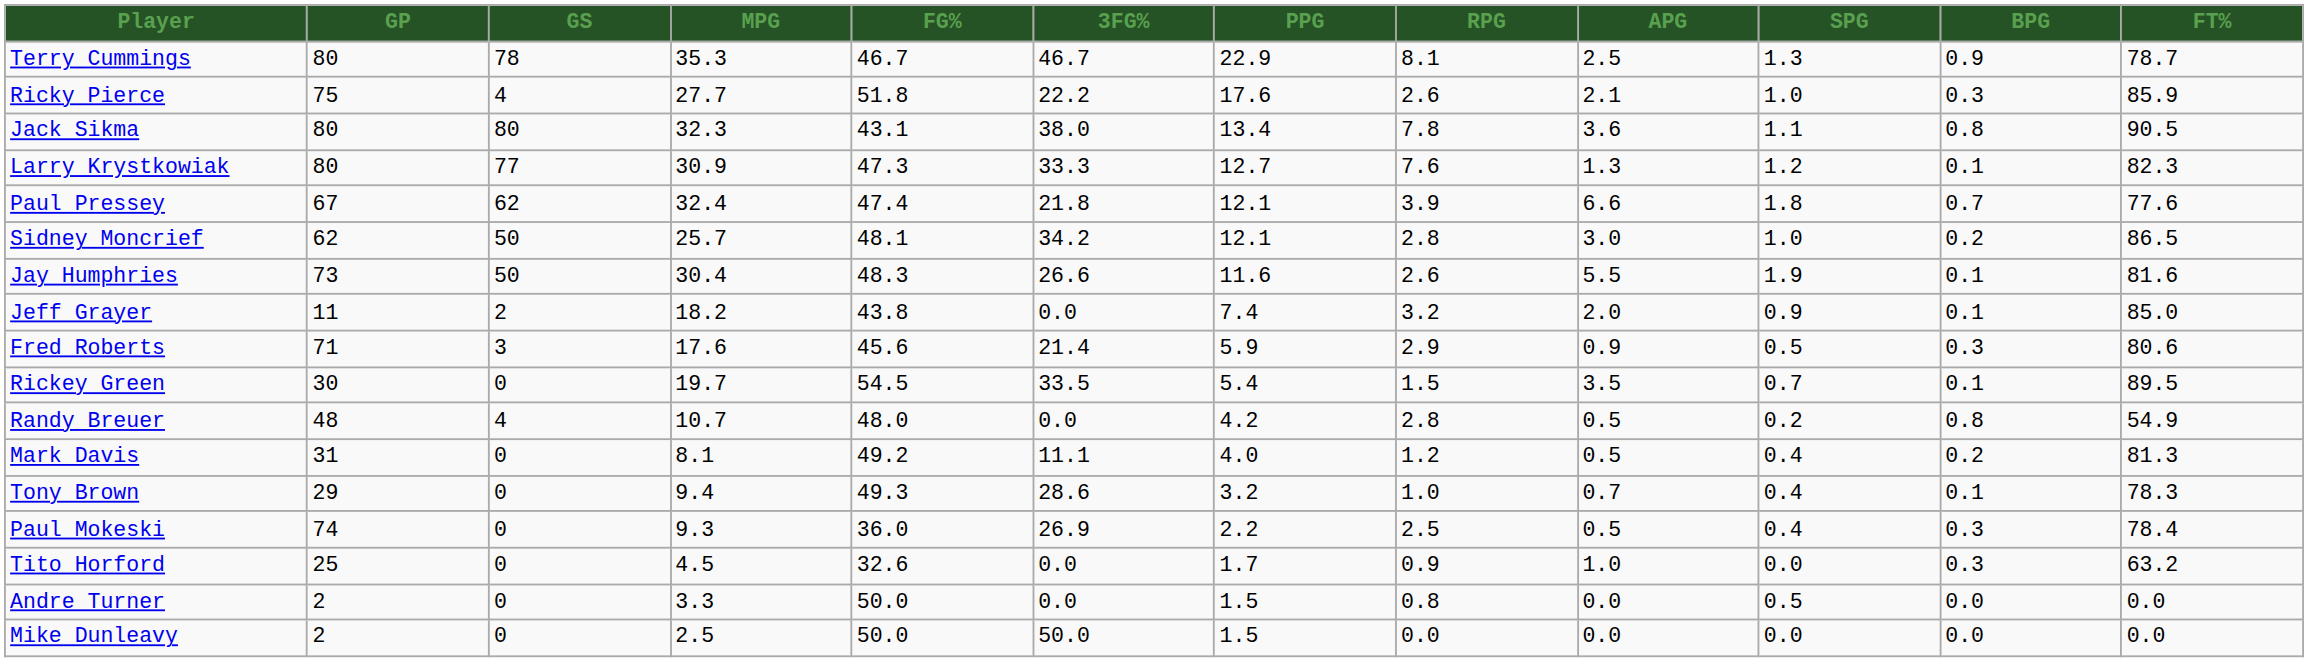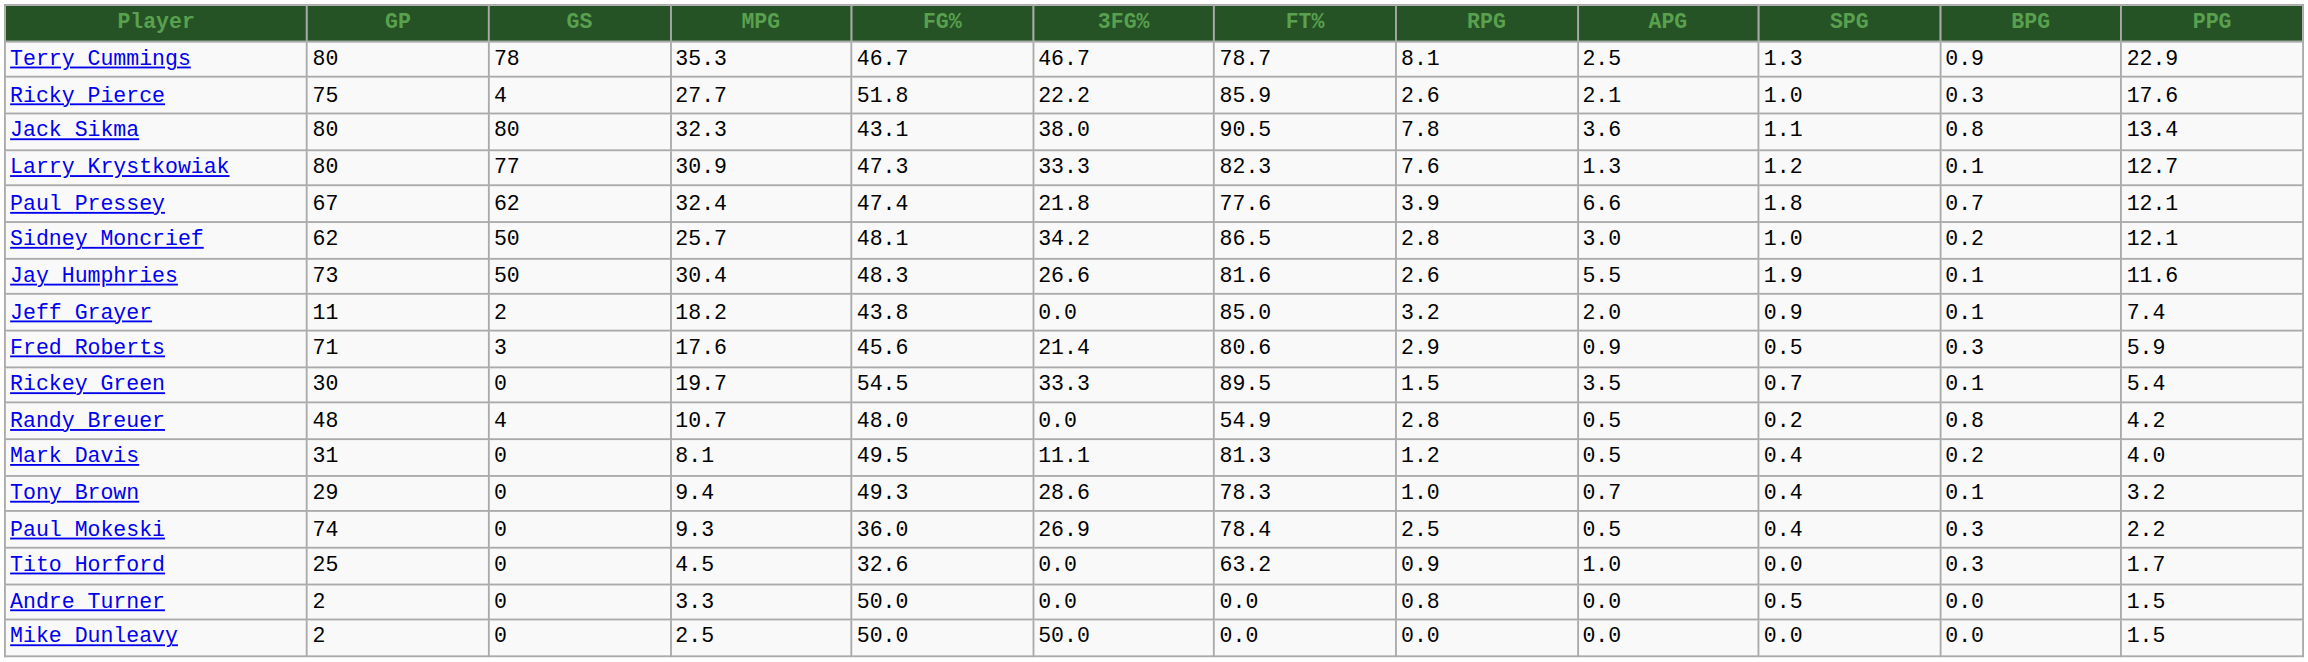columns swapped: (2212, 23) <-> (1305, 23)
(1064, 384) 33.5 -> (1064, 384) 33.3
(883, 457) 49.2 -> (883, 457) 49.5
